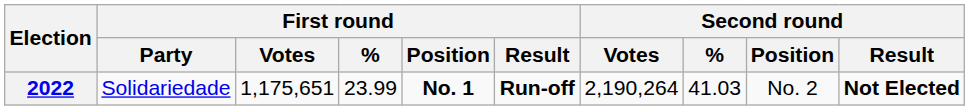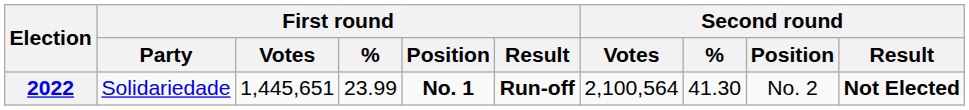(287, 88) 1,175,651 -> (287, 88) 1,445,651
(631, 88) 2,190,264 -> (631, 88) 2,100,564
(715, 88) 41.03 -> (715, 88) 41.30
